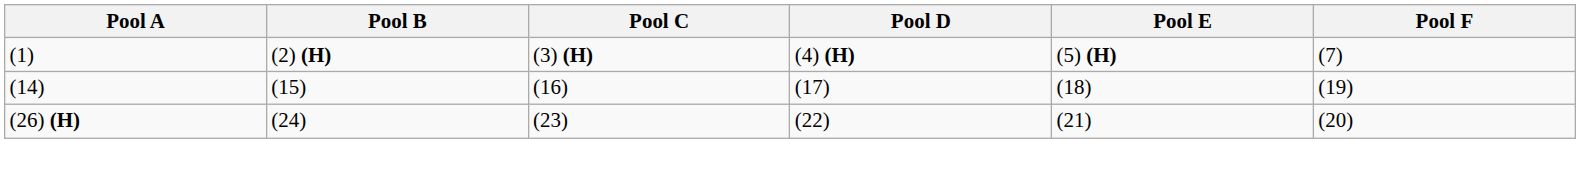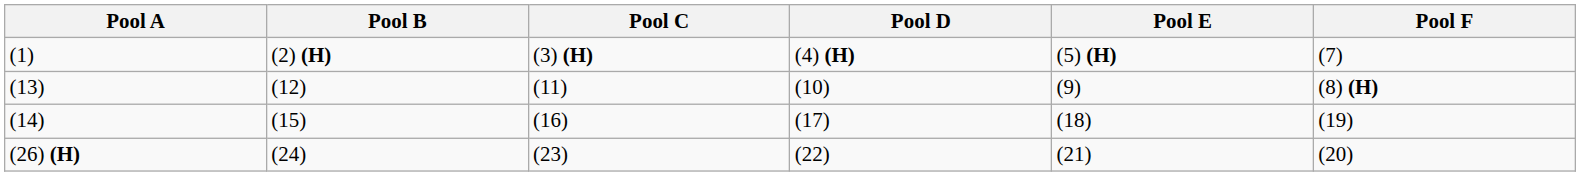+ row: (27, 87)
